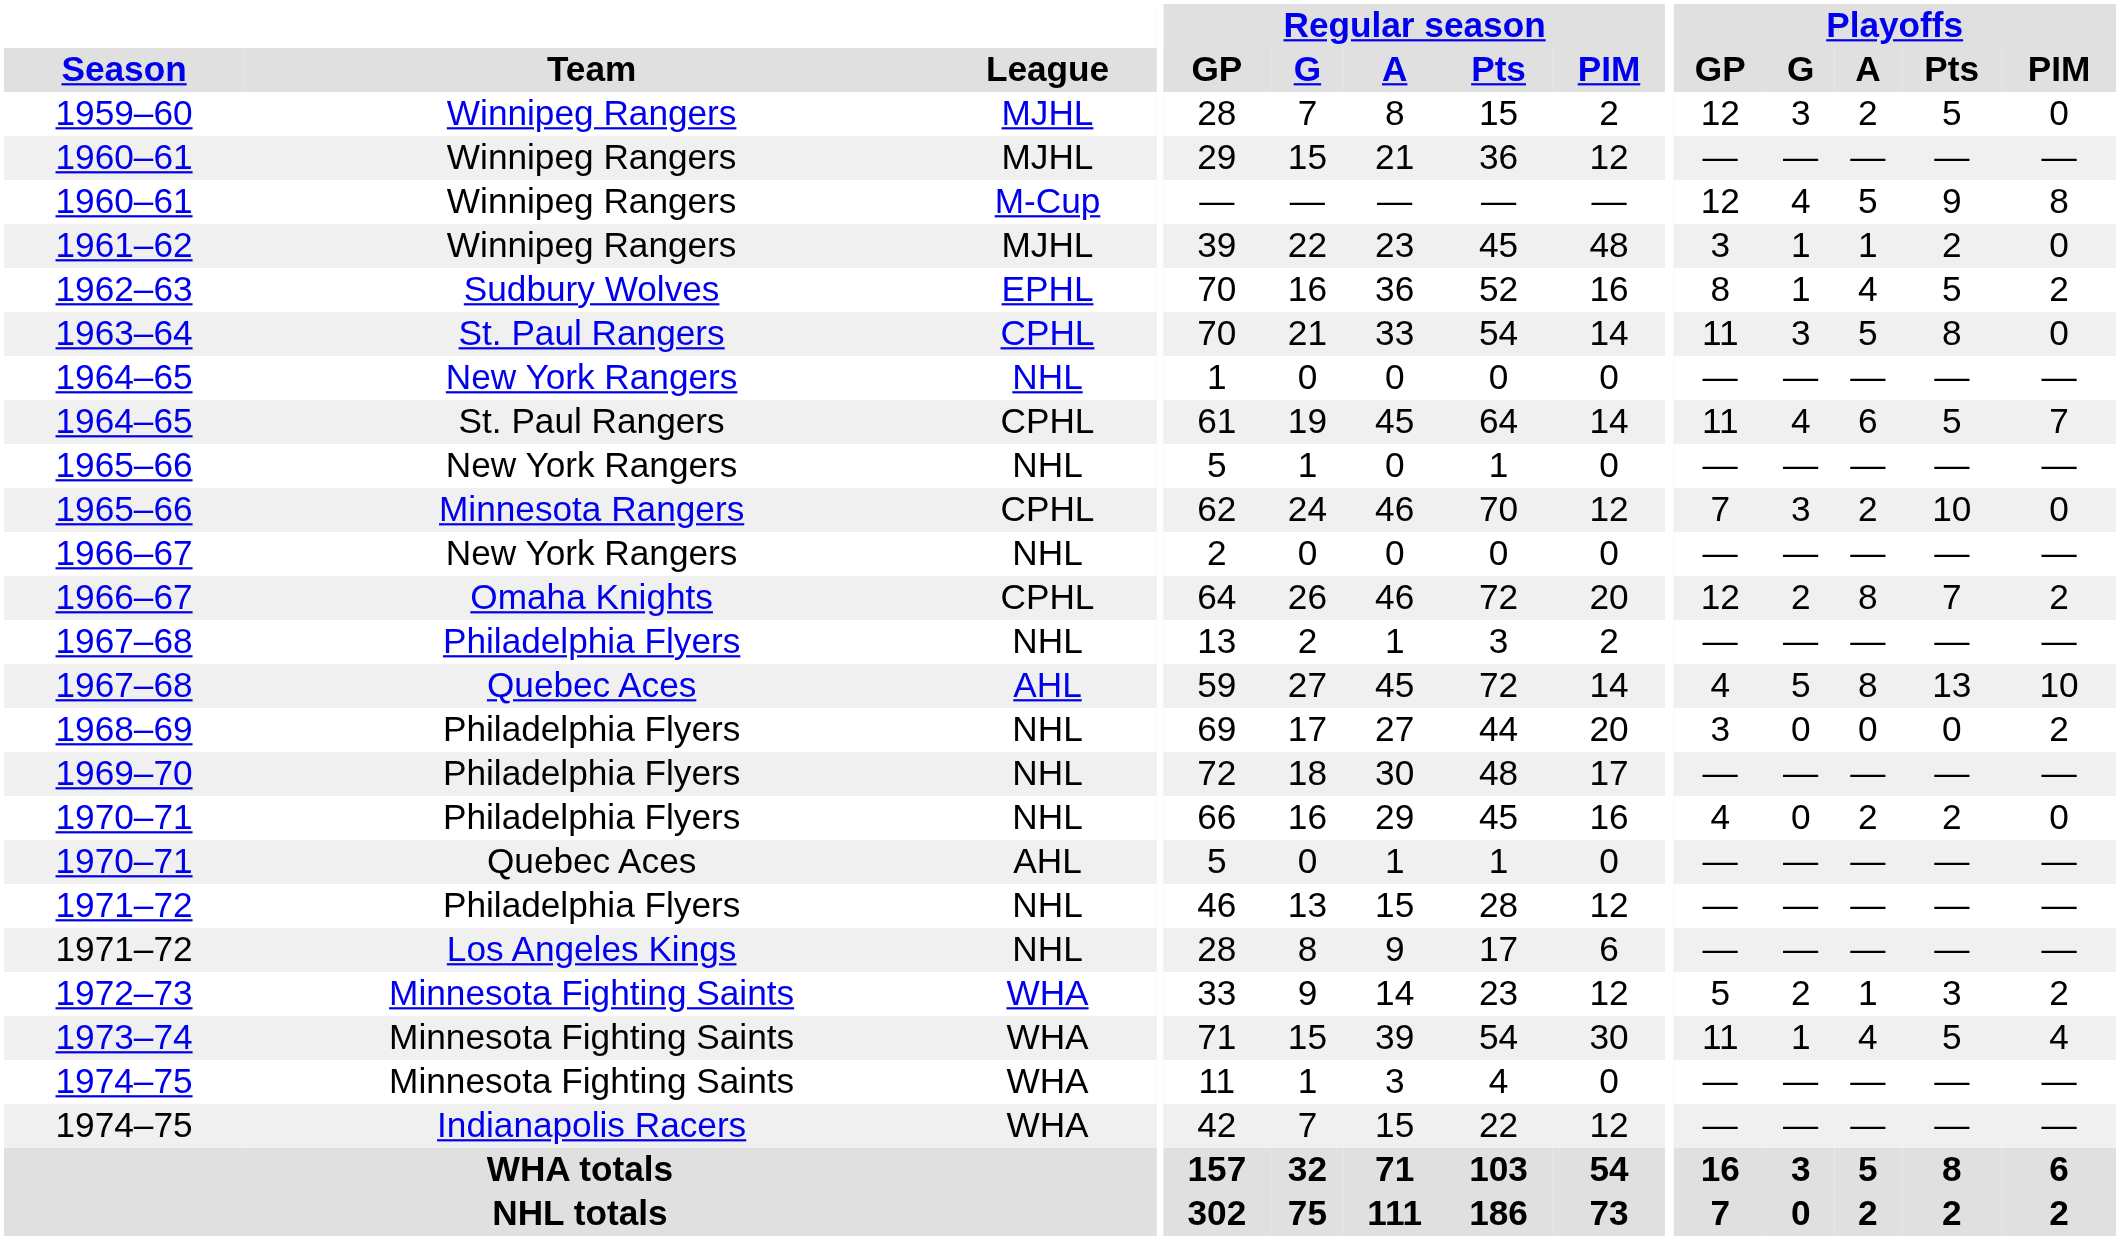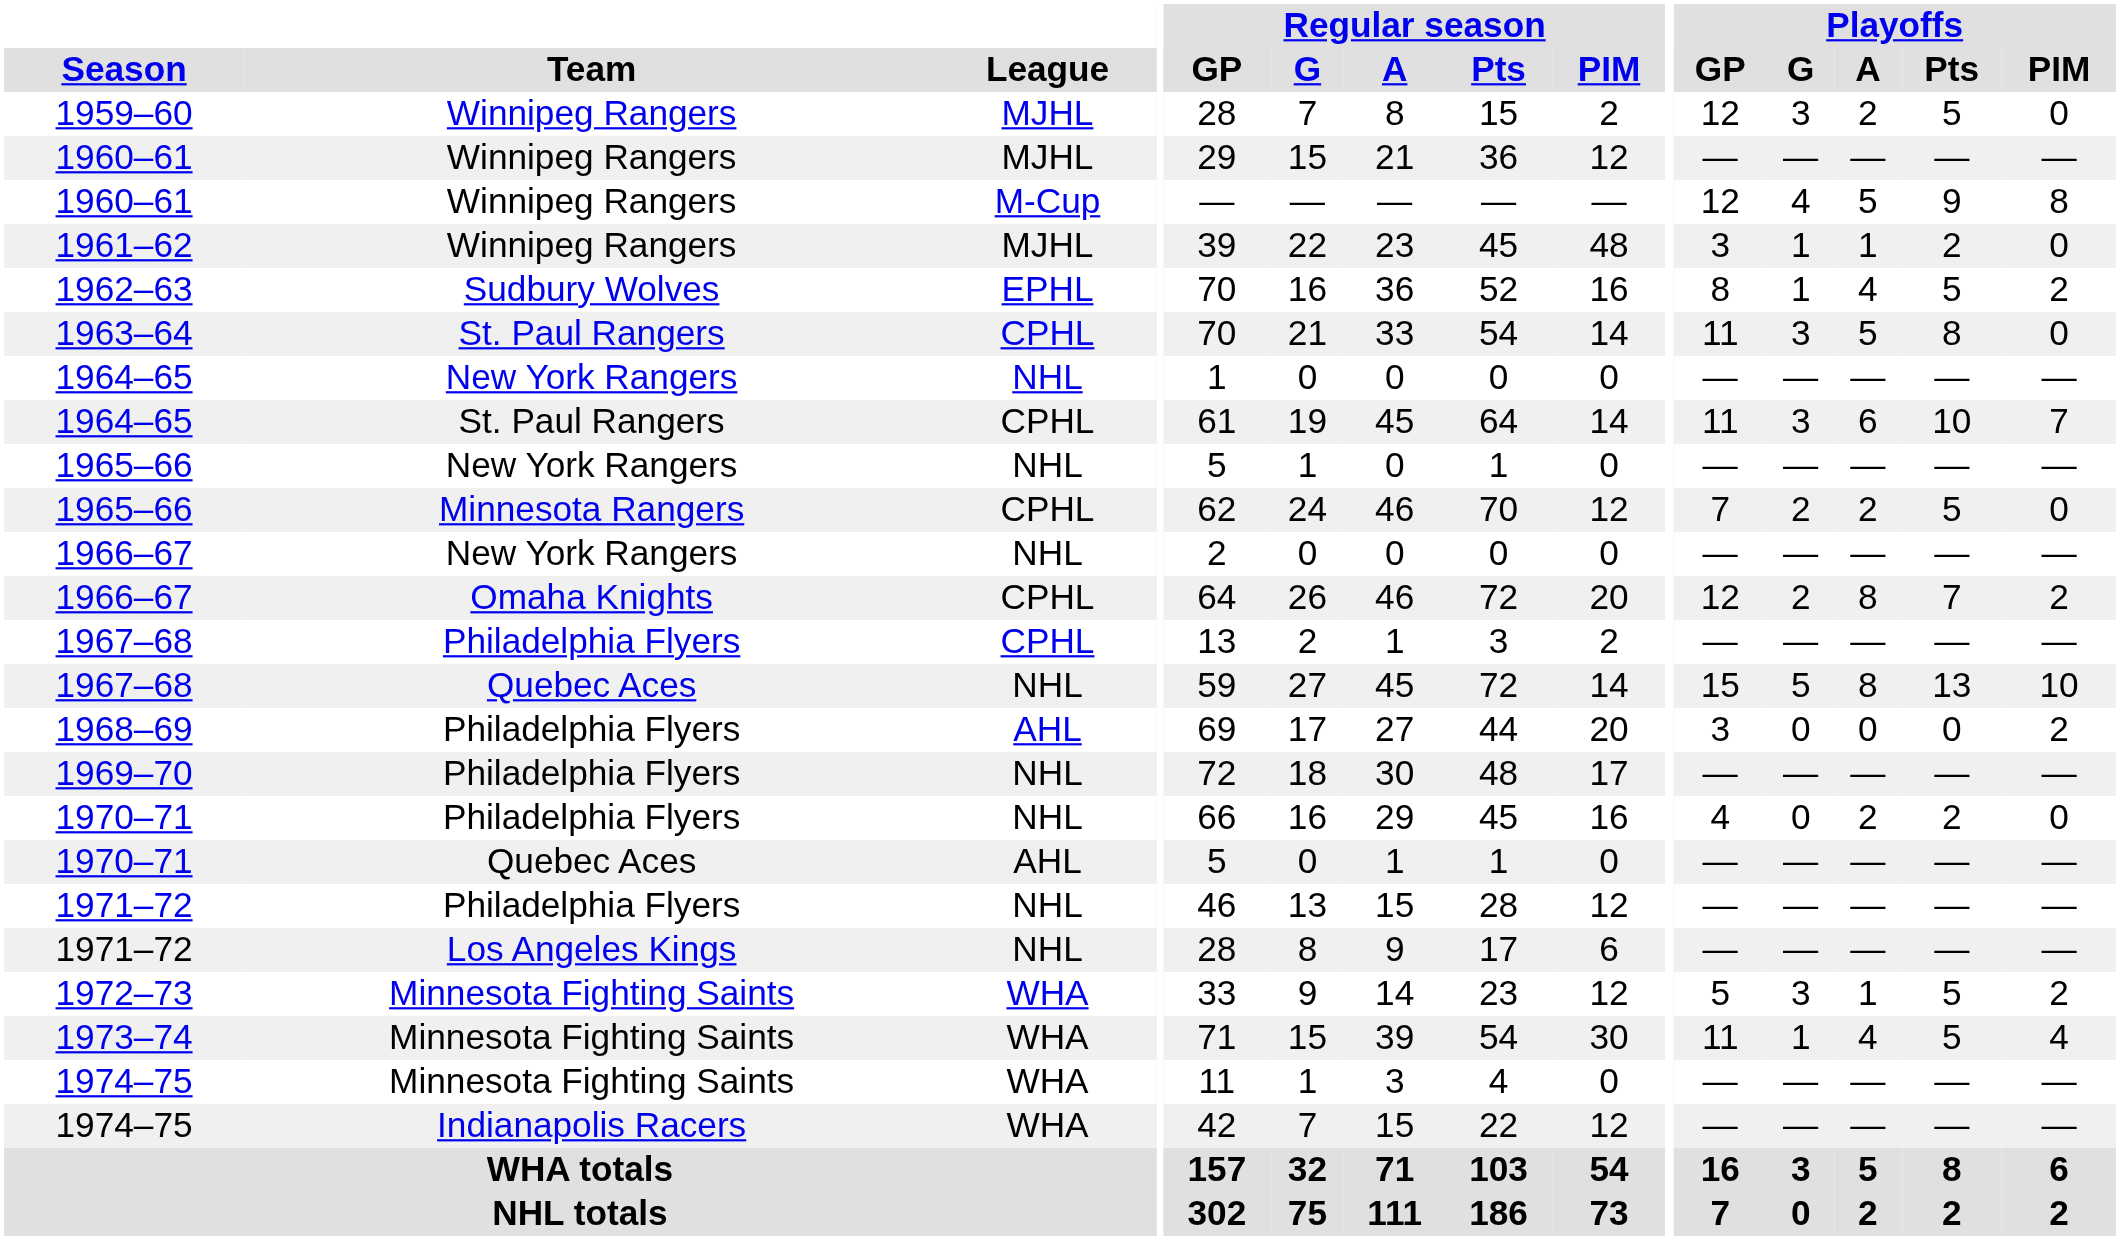(1801, 421) 4 -> (1801, 421) 3
(1952, 421) 5 -> (1952, 421) 10
(1801, 509) 3 -> (1801, 509) 2
(1952, 509) 10 -> (1952, 509) 5
(1048, 641) NHL -> (1047, 641) CPHL
(1047, 685) AHL -> (1048, 685) NHL
(1720, 685) 4 -> (1720, 685) 15
(1048, 729) NHL -> (1047, 729) AHL
(1801, 993) 2 -> (1801, 993) 3
(1952, 993) 3 -> (1952, 993) 5
